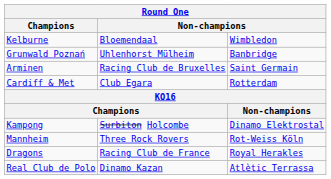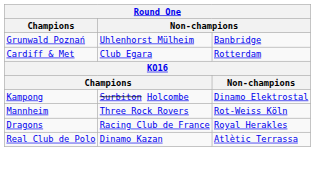- row: (27, 40)
- row: (25, 68)
